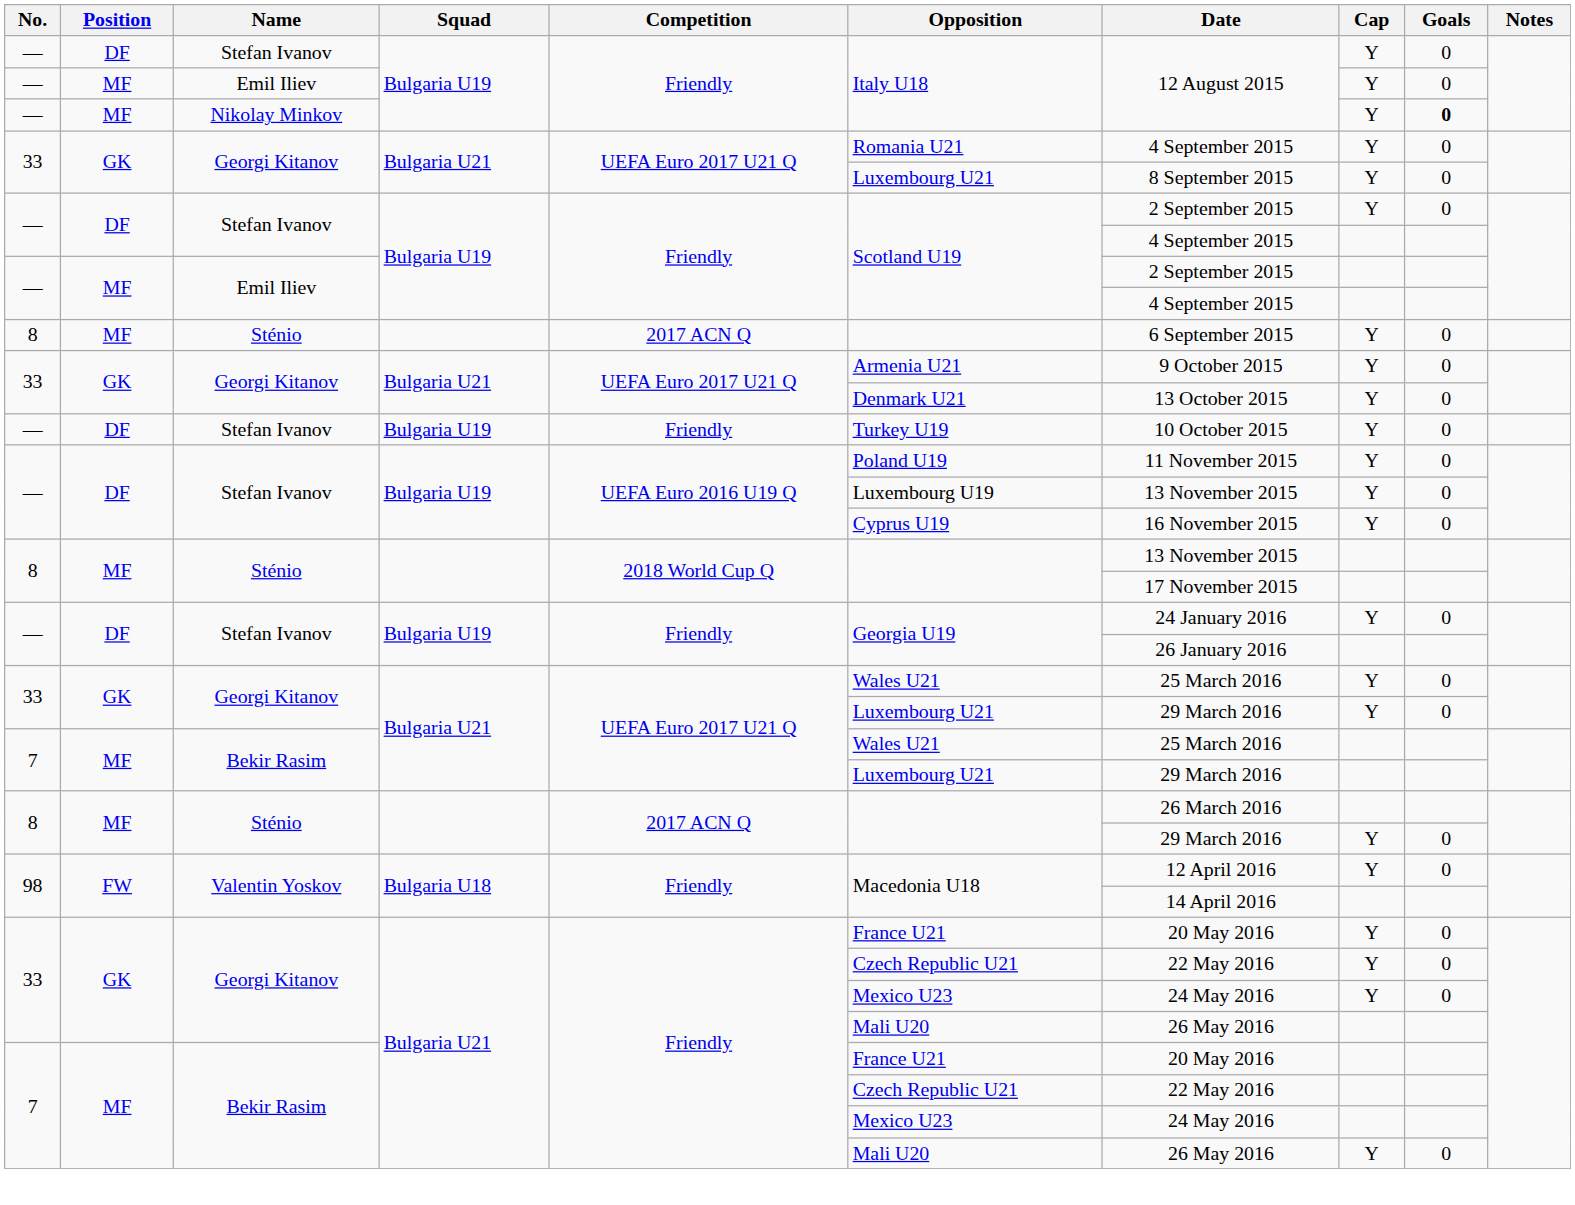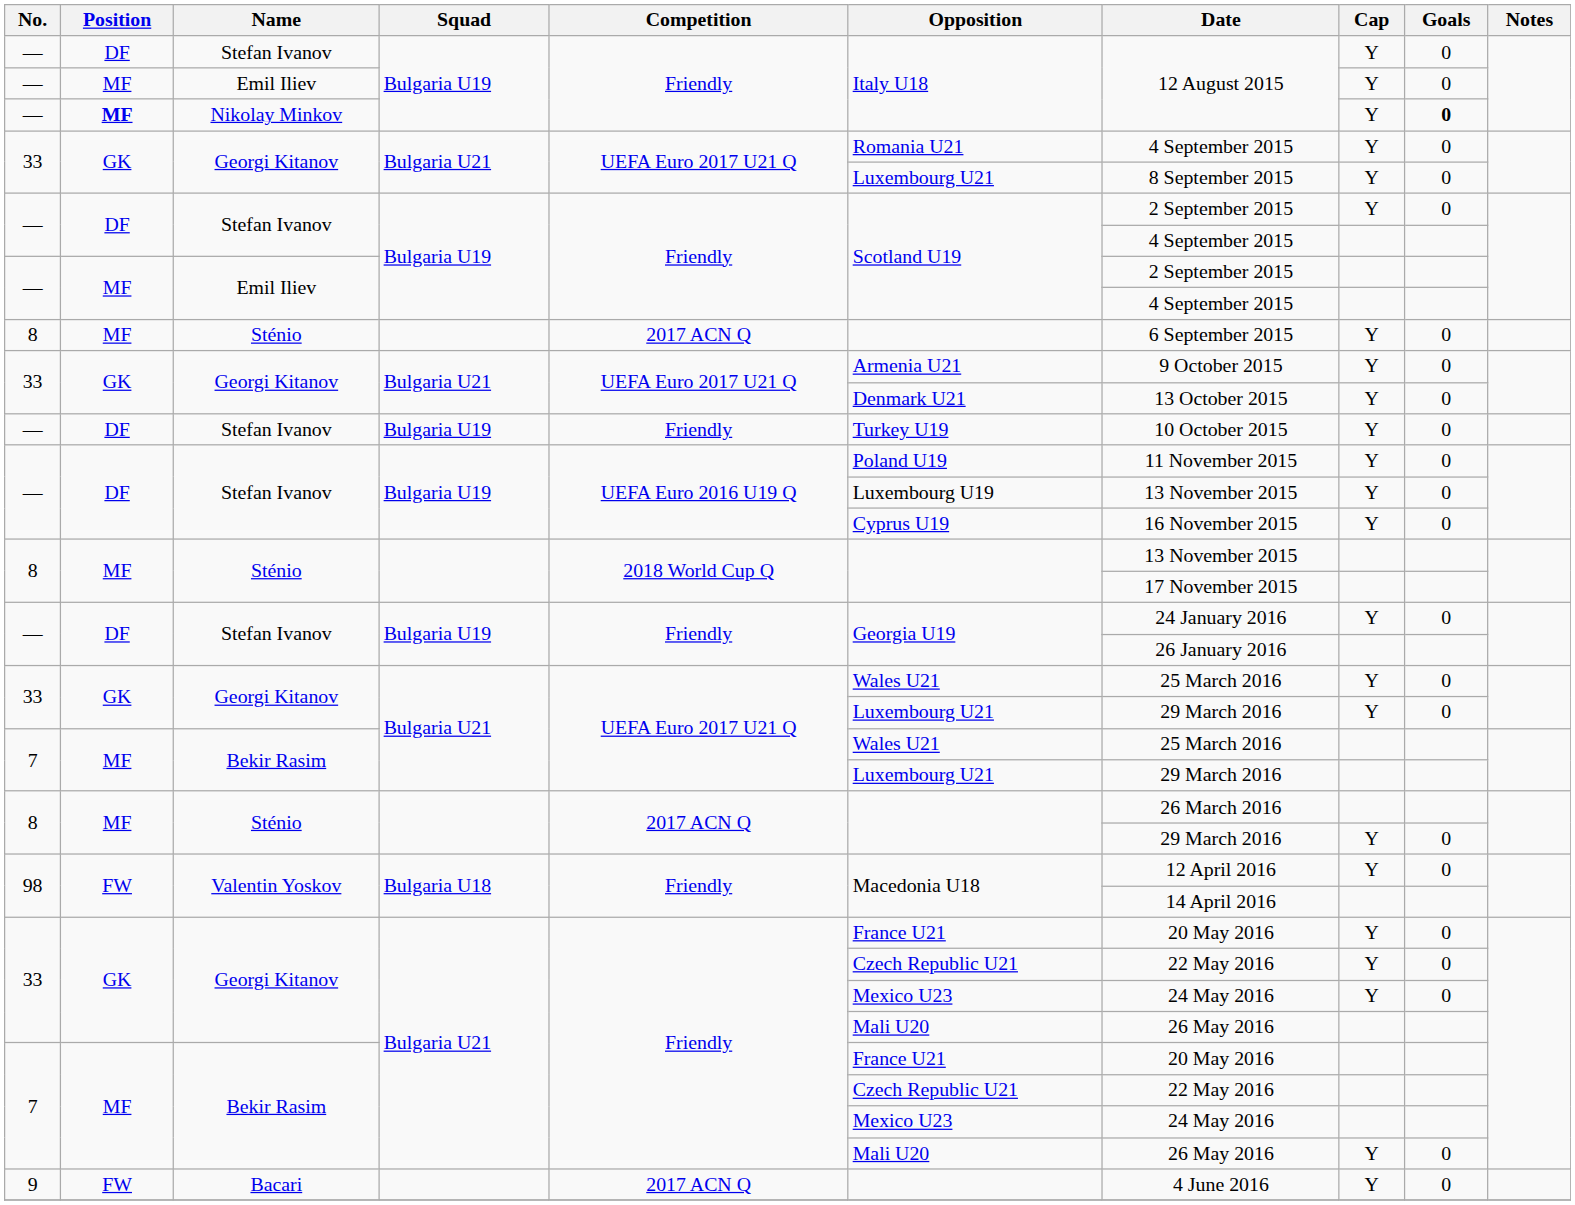(117, 114) normal -> (117, 114) bold
+ row: (33, 1184)
